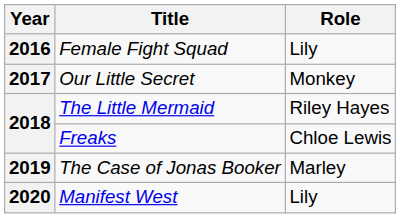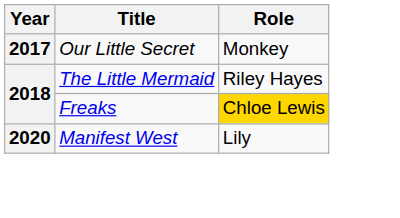- row: (143, 49)
(340, 138) no background -> (274, 108) gold background
- row: (170, 167)
